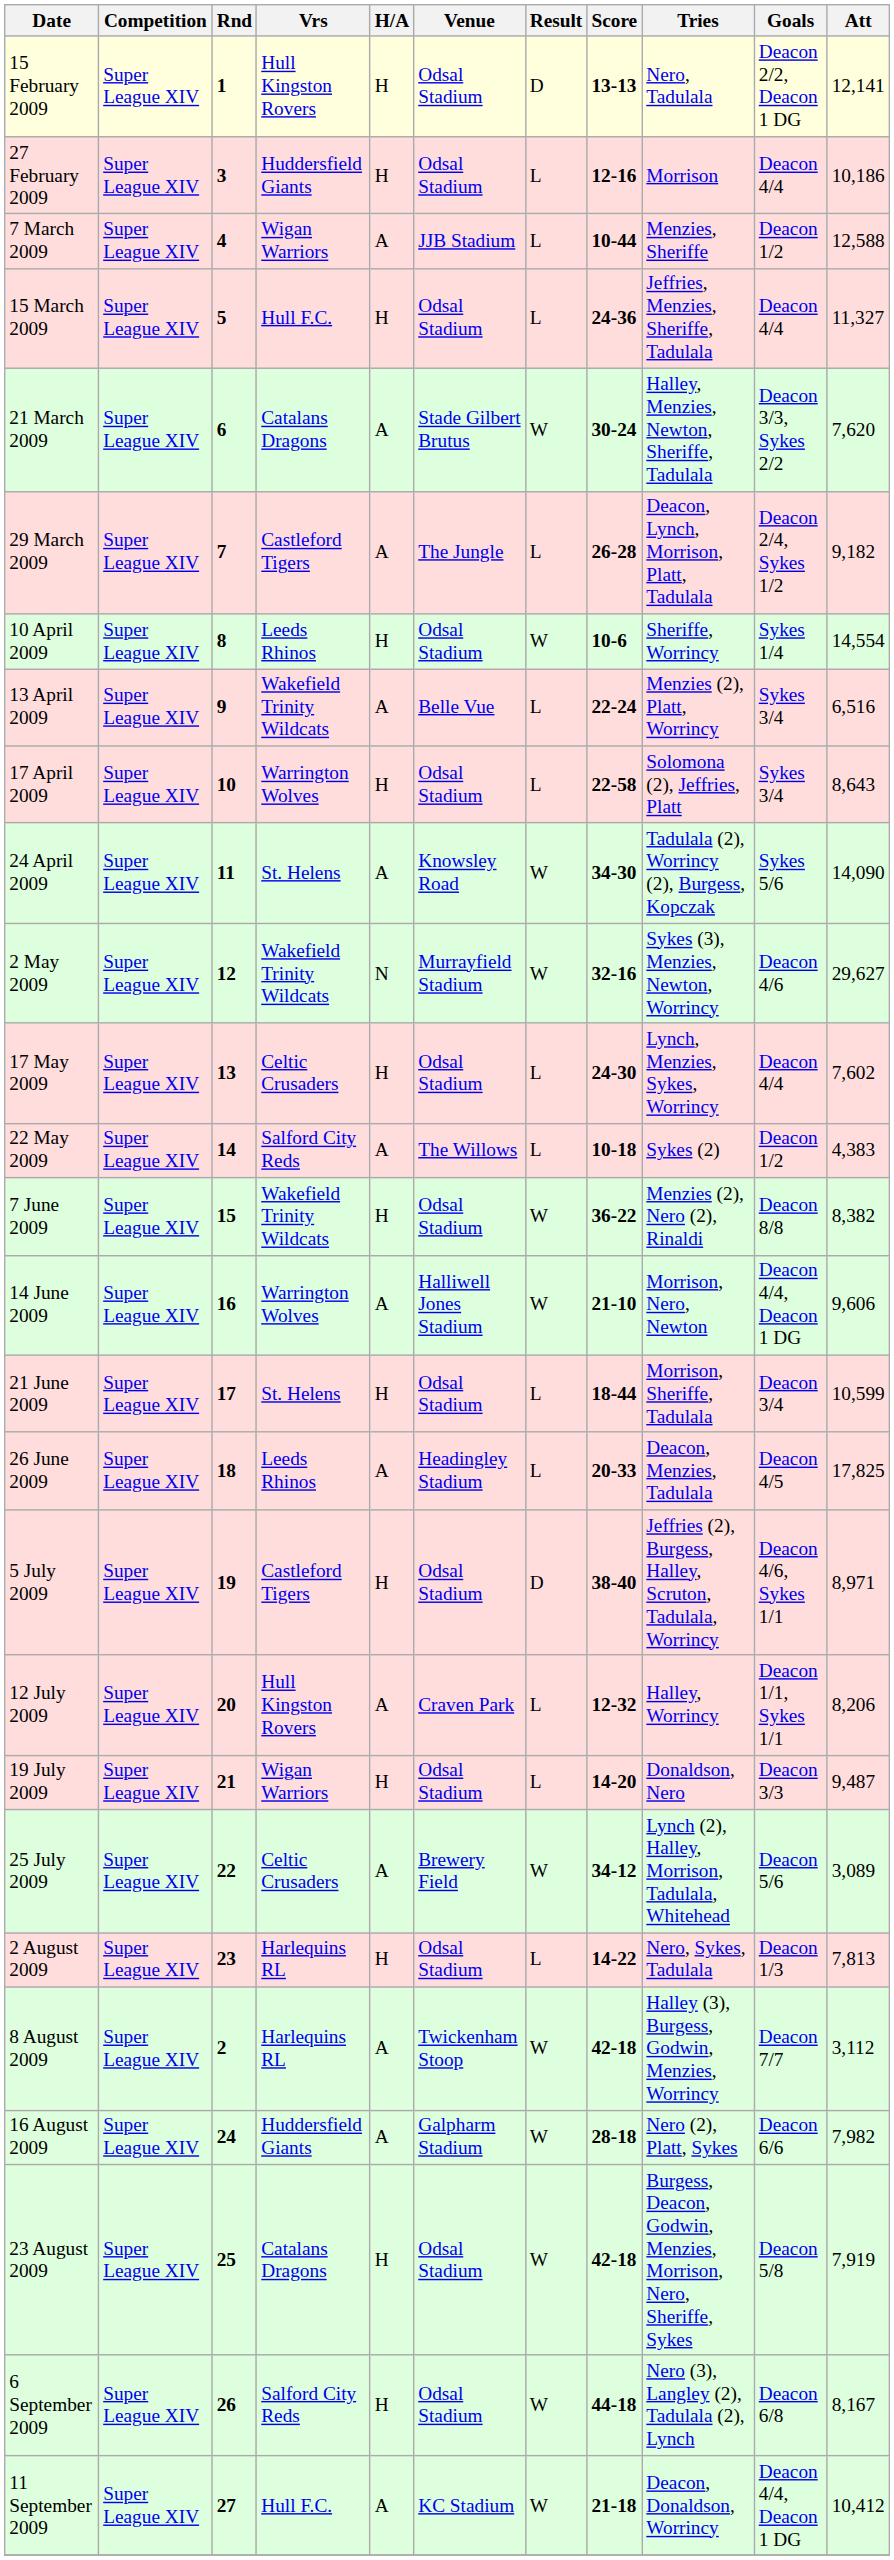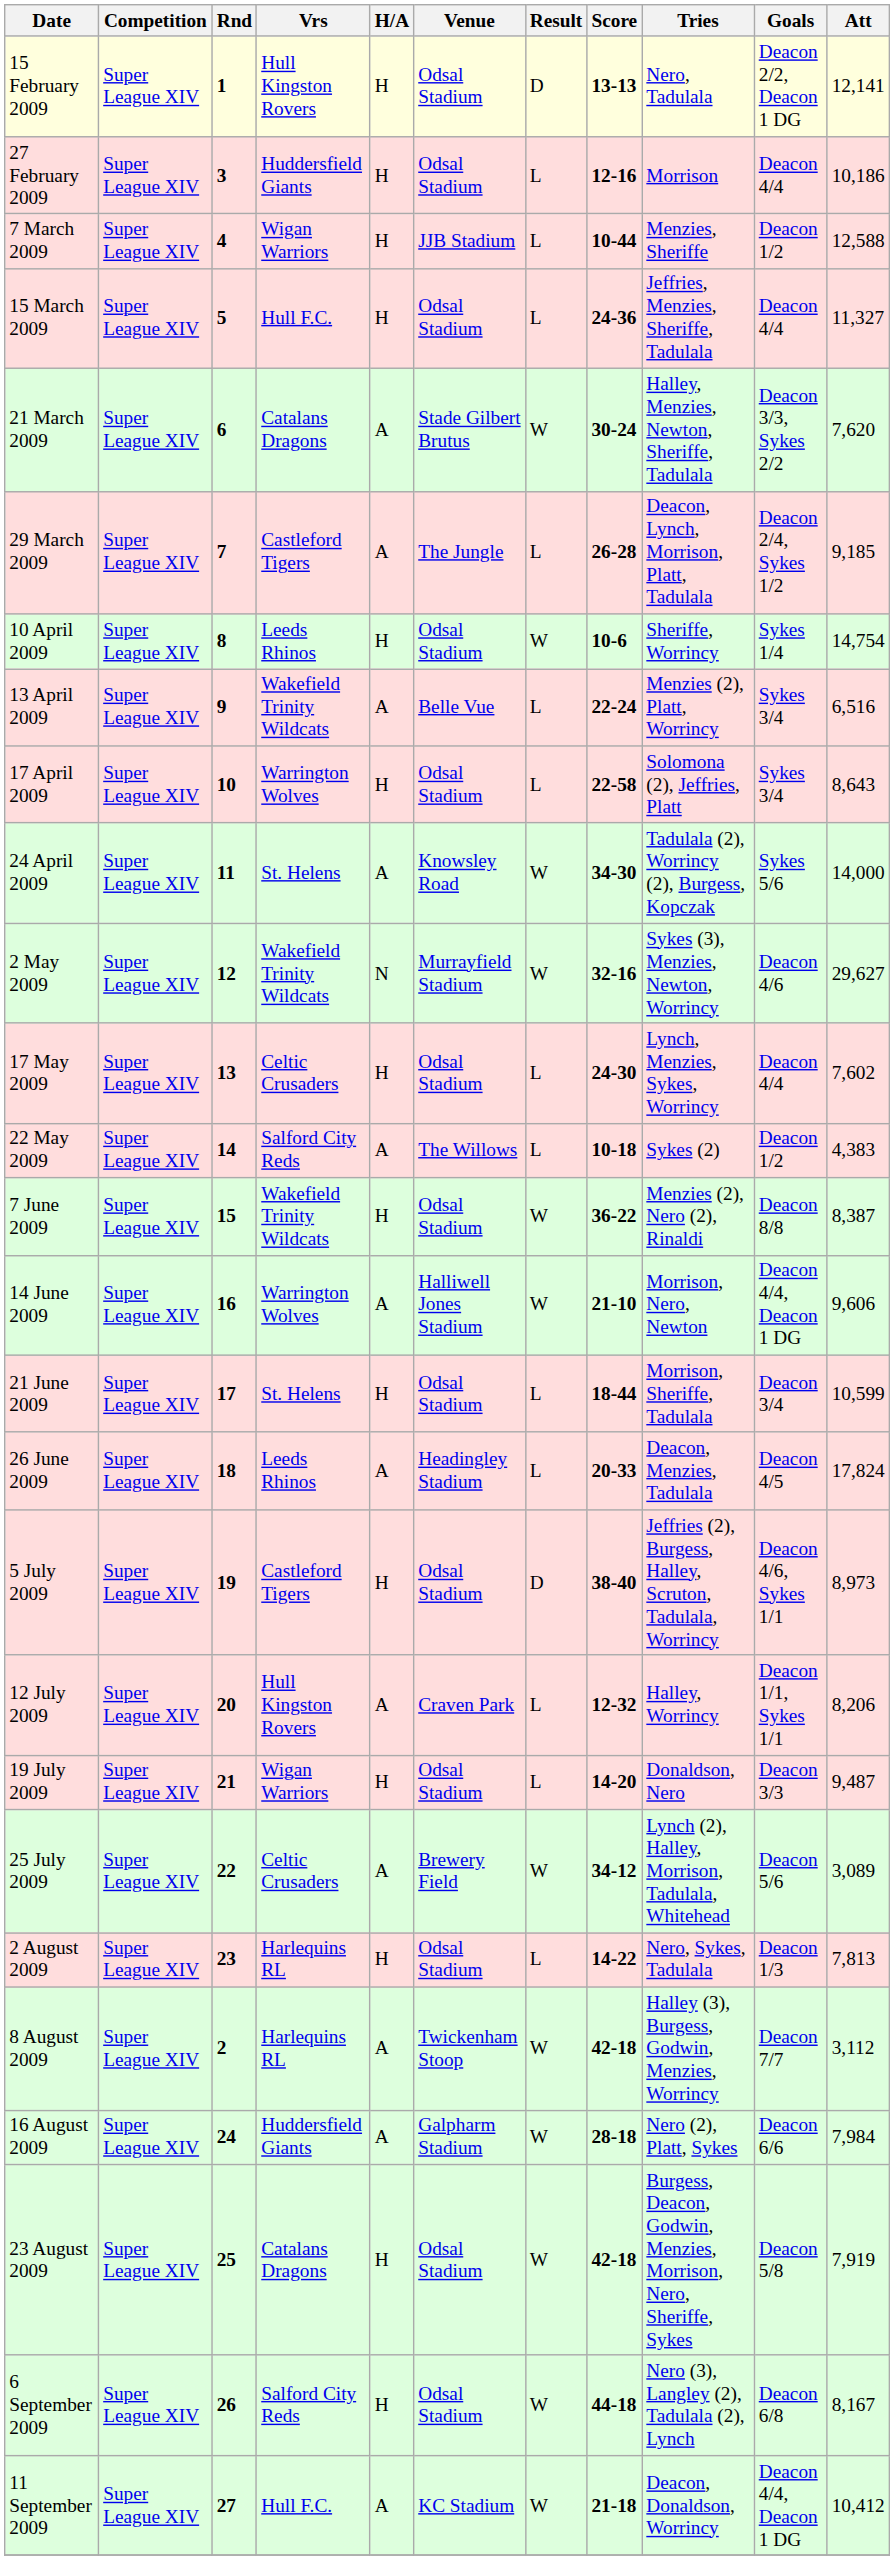(382, 240) A -> (382, 240) H
(853, 551) 9,182 -> (853, 551) 9,185
(858, 640) 14,554 -> (858, 640) 14,754
(858, 872) 14,090 -> (858, 872) 14,000
(853, 1215) 8,382 -> (853, 1215) 8,387
(858, 1470) 17,825 -> (858, 1470) 17,824
(853, 1581) 8,971 -> (853, 1581) 8,973
(853, 2136) 7,982 -> (853, 2136) 7,984
